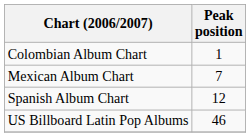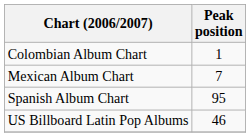(219, 98) 12 -> (219, 98) 95
